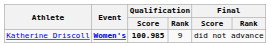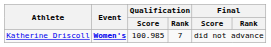(148, 36) bold -> (148, 36) normal
(180, 36) 9 -> (180, 36) 7
